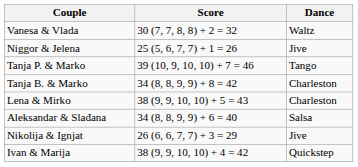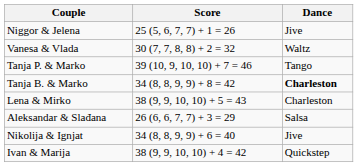rows swapped: (43, 48) <-> (43, 30)
(313, 83) normal -> (311, 83) bold
(187, 118) 34 (8, 8, 9, 9) + 6 = 40 -> (185, 118) 26 (6, 6, 7, 7) + 3 = 29
(187, 135) 26 (6, 6, 7, 7) + 3 = 29 -> (185, 135) 34 (8, 8, 9, 9) + 6 = 40
